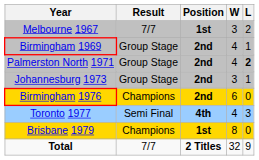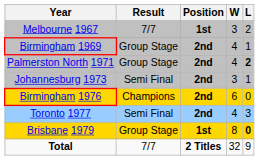(148, 80) Group Stage -> (148, 80) Semi Final
(203, 114) 4th -> (203, 114) 2nd
(148, 130) Champions -> (148, 130) Group Stage
(248, 130) normal -> (248, 130) bold
